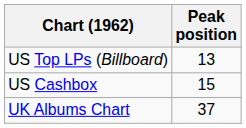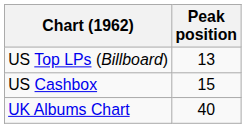(206, 110) 37 -> (206, 110) 40
